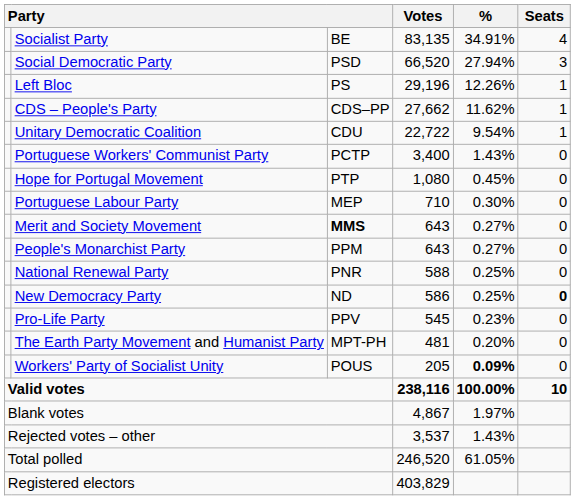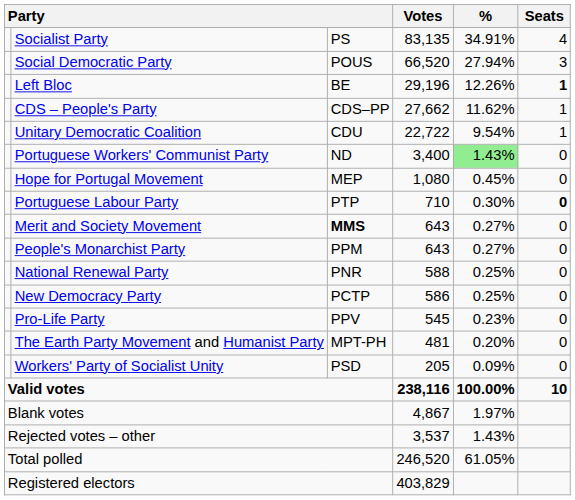(341, 39) BE -> (341, 39) PS
(346, 62) PSD -> (352, 62) POUS
(341, 86) PS -> (341, 86) BE
(563, 86) normal -> (563, 86) bold
(350, 156) PCTP -> (341, 156) ND
(494, 156) no background -> (494, 156) lightgreen background
(345, 179) PTP -> (347, 179) MEP
(347, 202) MEP -> (345, 202) PTP
(563, 202) normal -> (563, 202) bold
(341, 296) ND -> (350, 296) PCTP
(563, 296) bold -> (563, 296) normal
(352, 366) POUS -> (346, 366) PSD
(494, 366) bold -> (494, 366) normal
